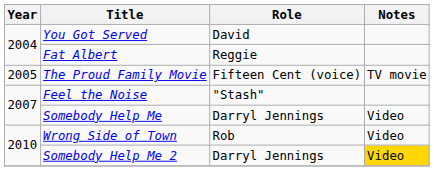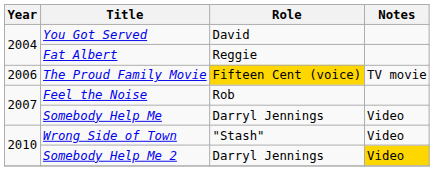(22, 75) 2005 -> (22, 75) 2006
(287, 75) no background -> (287, 75) gold background
(239, 95) "Stash" -> (224, 95) Rob
(224, 135) Rob -> (239, 135) "Stash"
